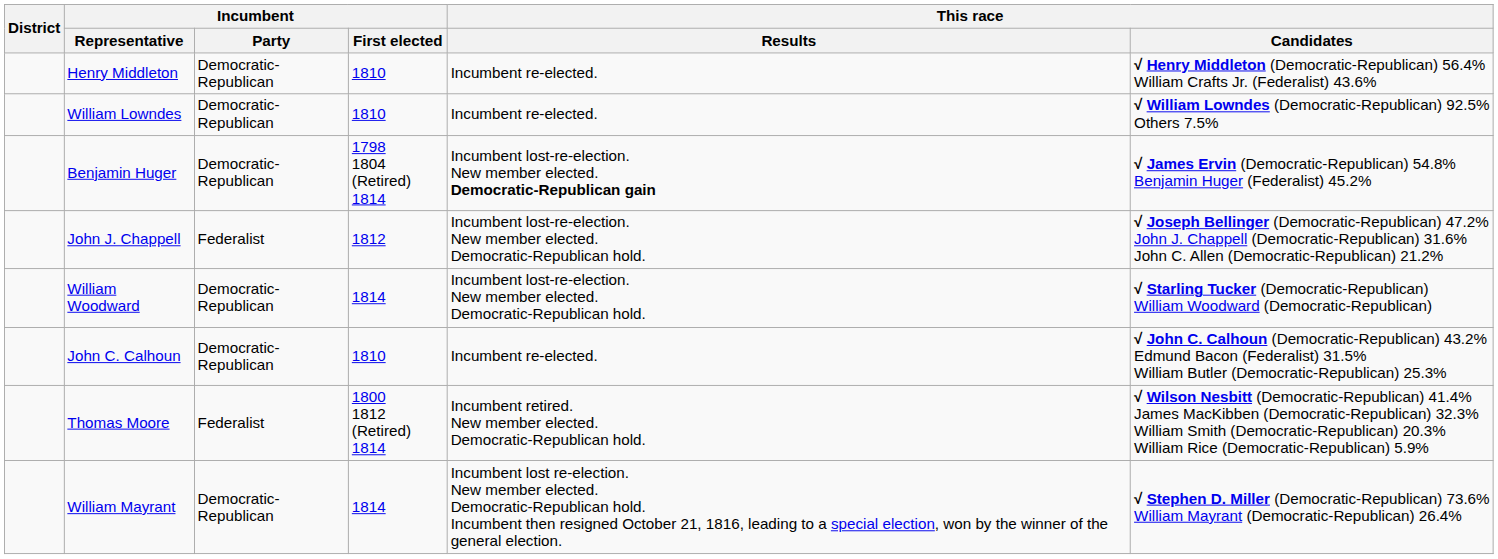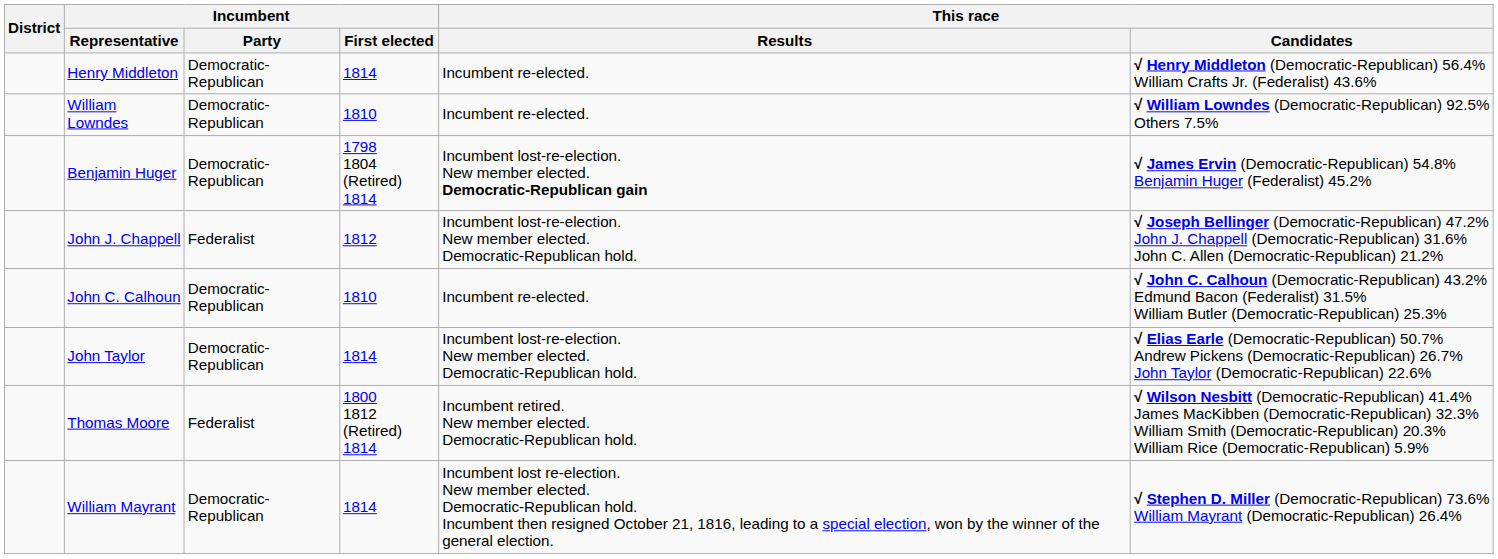(369, 73) 1810 -> (360, 73) 1814
- row: (104, 297)
+ row: (106, 356)
